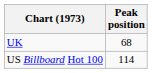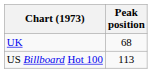(126, 59) 114 -> (126, 59) 113
